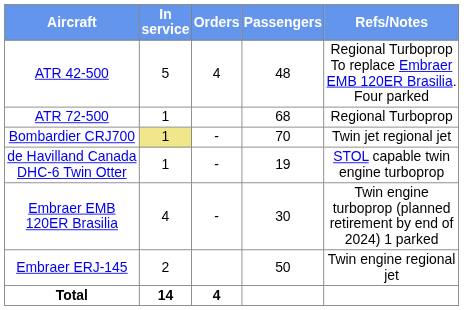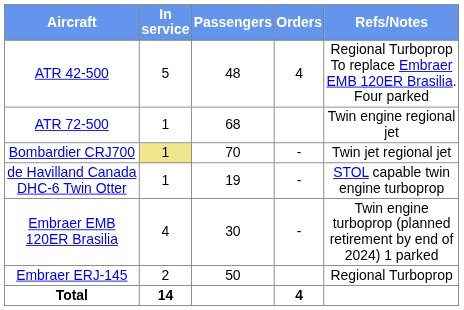columns swapped: (217, 22) <-> (283, 22)
(392, 117) Regional Turboprop -> (392, 124) Twin engine regional jet
(392, 267) Twin engine regional jet -> (392, 275) Regional Turboprop
